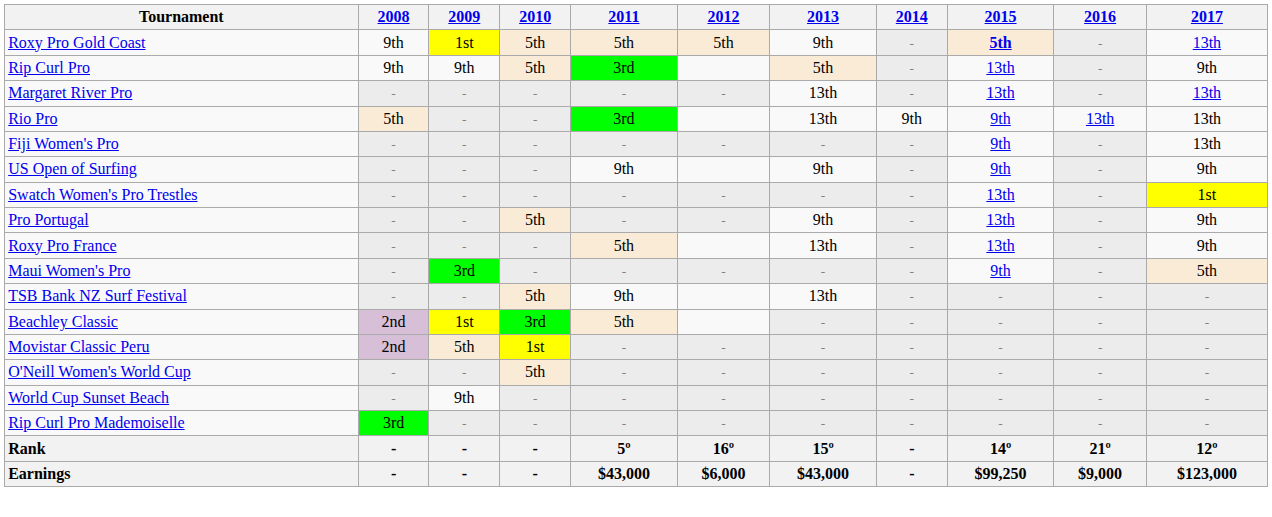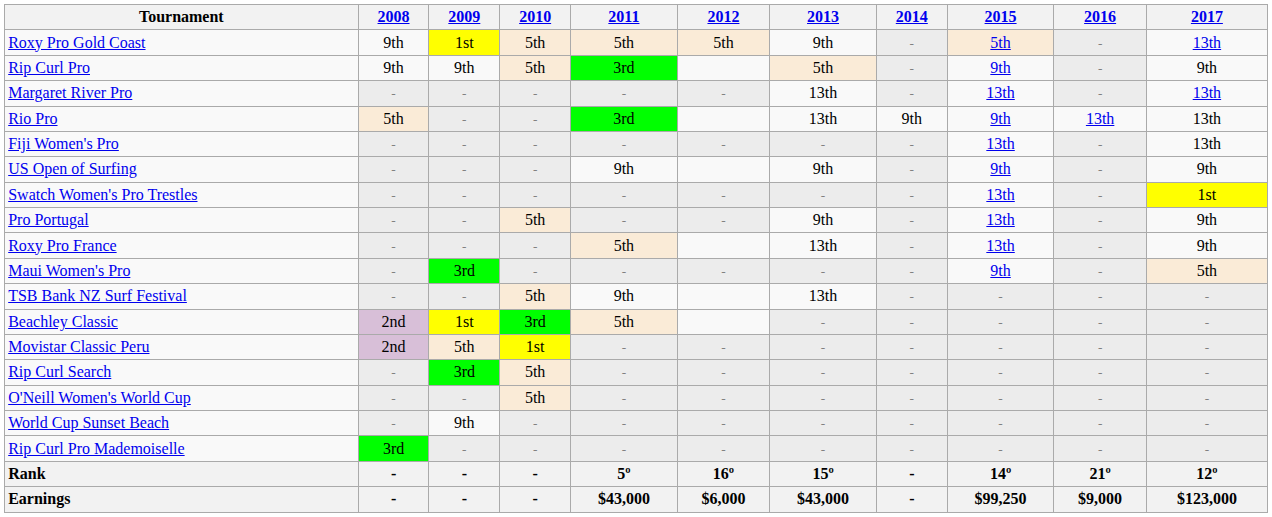(1001, 42) bold -> (1001, 42) normal
(1001, 67) 13th -> (1001, 67) 9th
(1001, 144) 9th -> (1001, 144) 13th
+ row: (60, 372)
